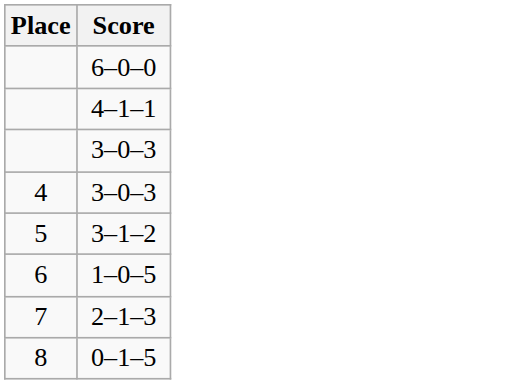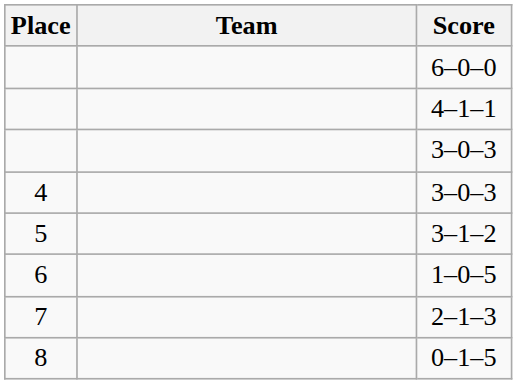+ column: (247, 25)
